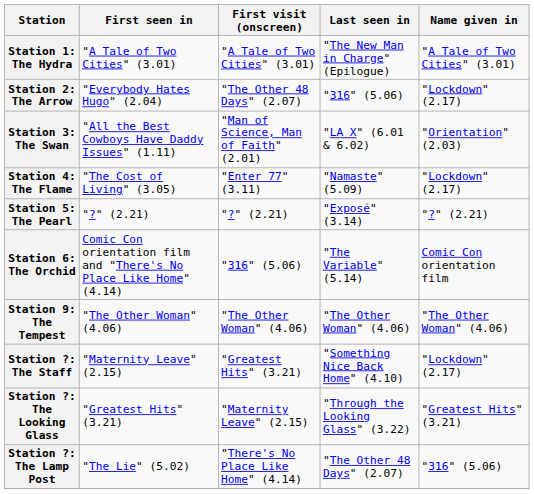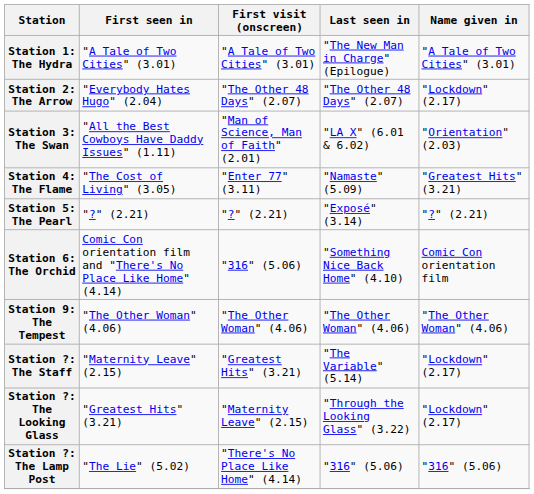(363, 95) "316" (5.06) -> (367, 95) "The Other 48 Days" (2.07)
(455, 183) "Lockdown" (2.17) -> (472, 183) "Greatest Hits" (3.21)
(353, 265) "The Variable" (5.14) -> (363, 265) "Something Nice Back Home" (4.10)
(363, 366) "Something Nice Back Home" (4.10) -> (353, 366) "The Variable" (5.14)
(472, 416) "Greatest Hits" (3.21) -> (455, 416) "Lockdown" (2.17)
(367, 467) "The Other 48 Days" (2.07) -> (363, 467) "316" (5.06)
